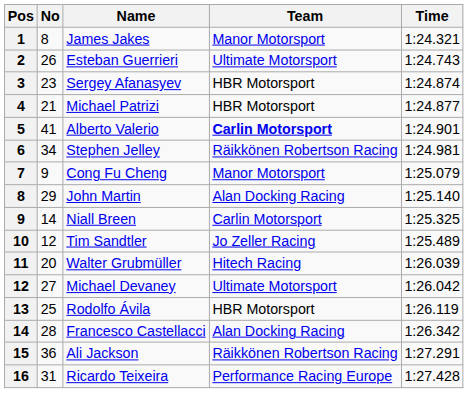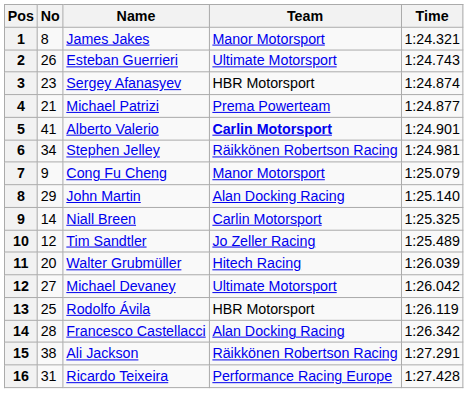(263, 106) HBR Motorsport -> (271, 106) Prema Powerteam
(49, 354) 36 -> (49, 354) 38
